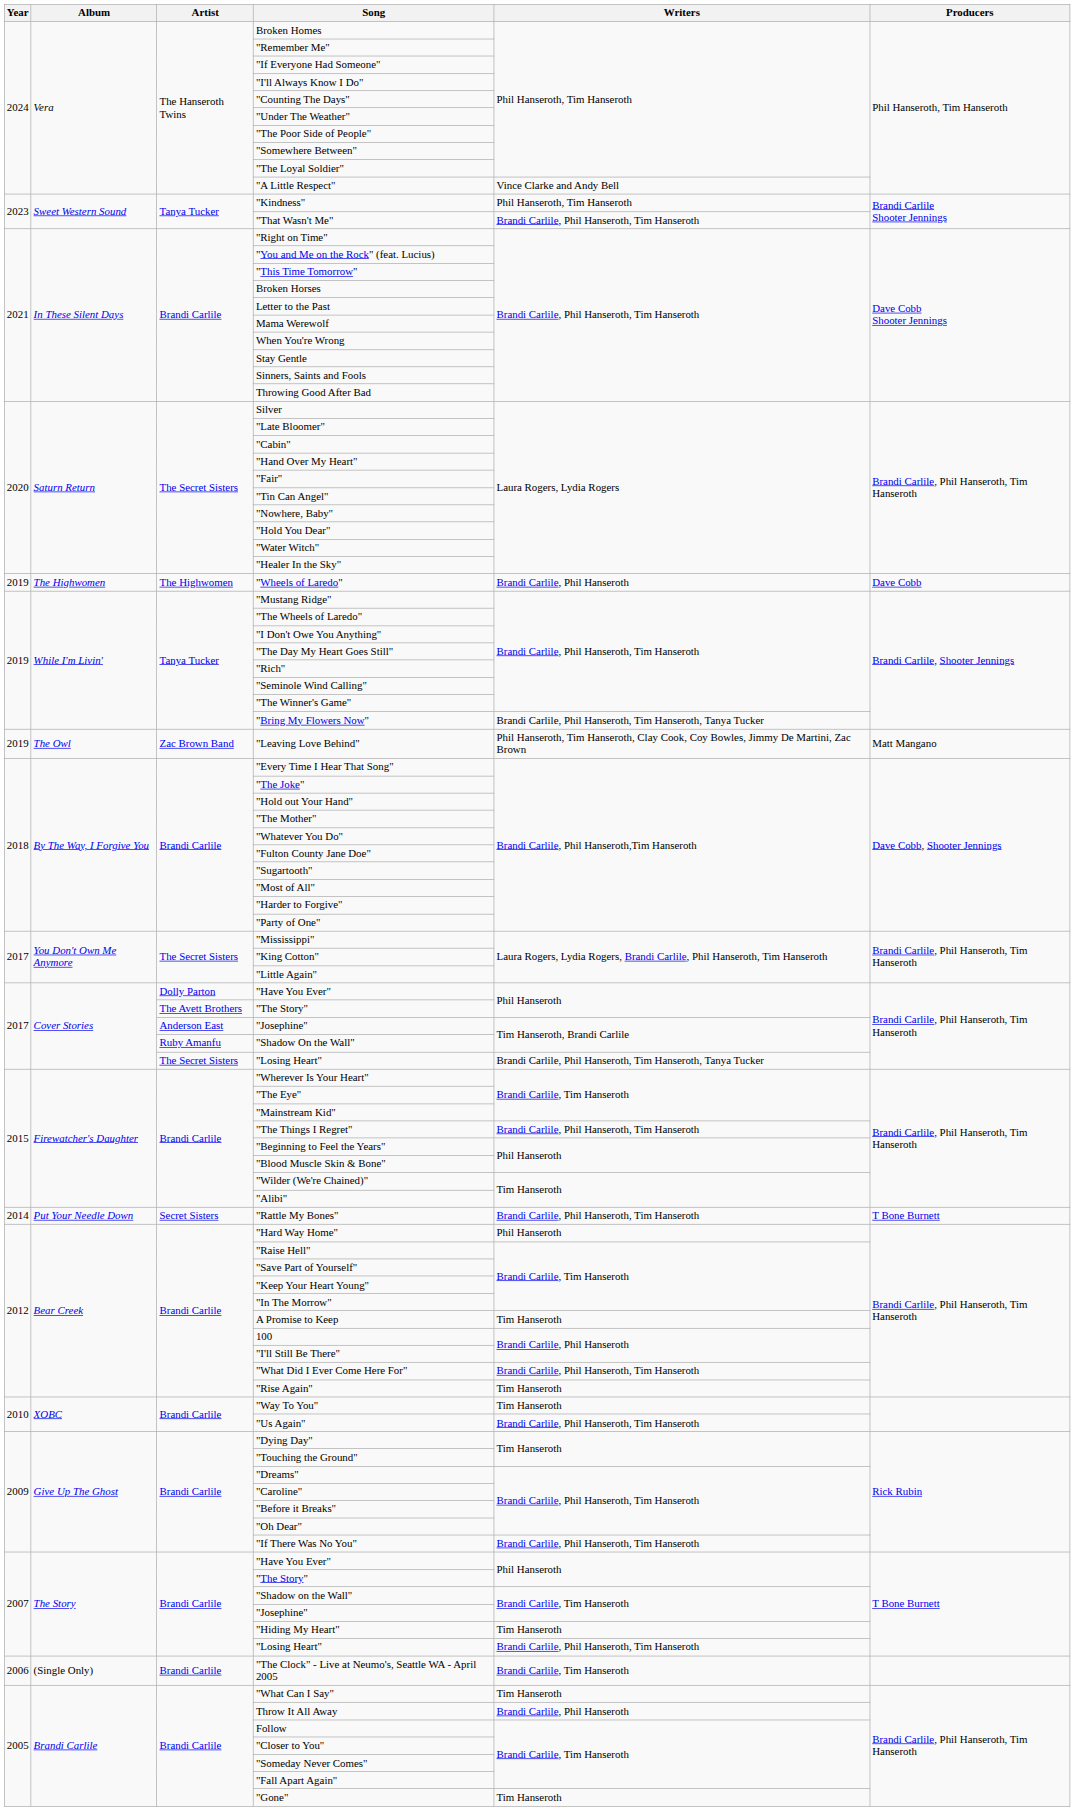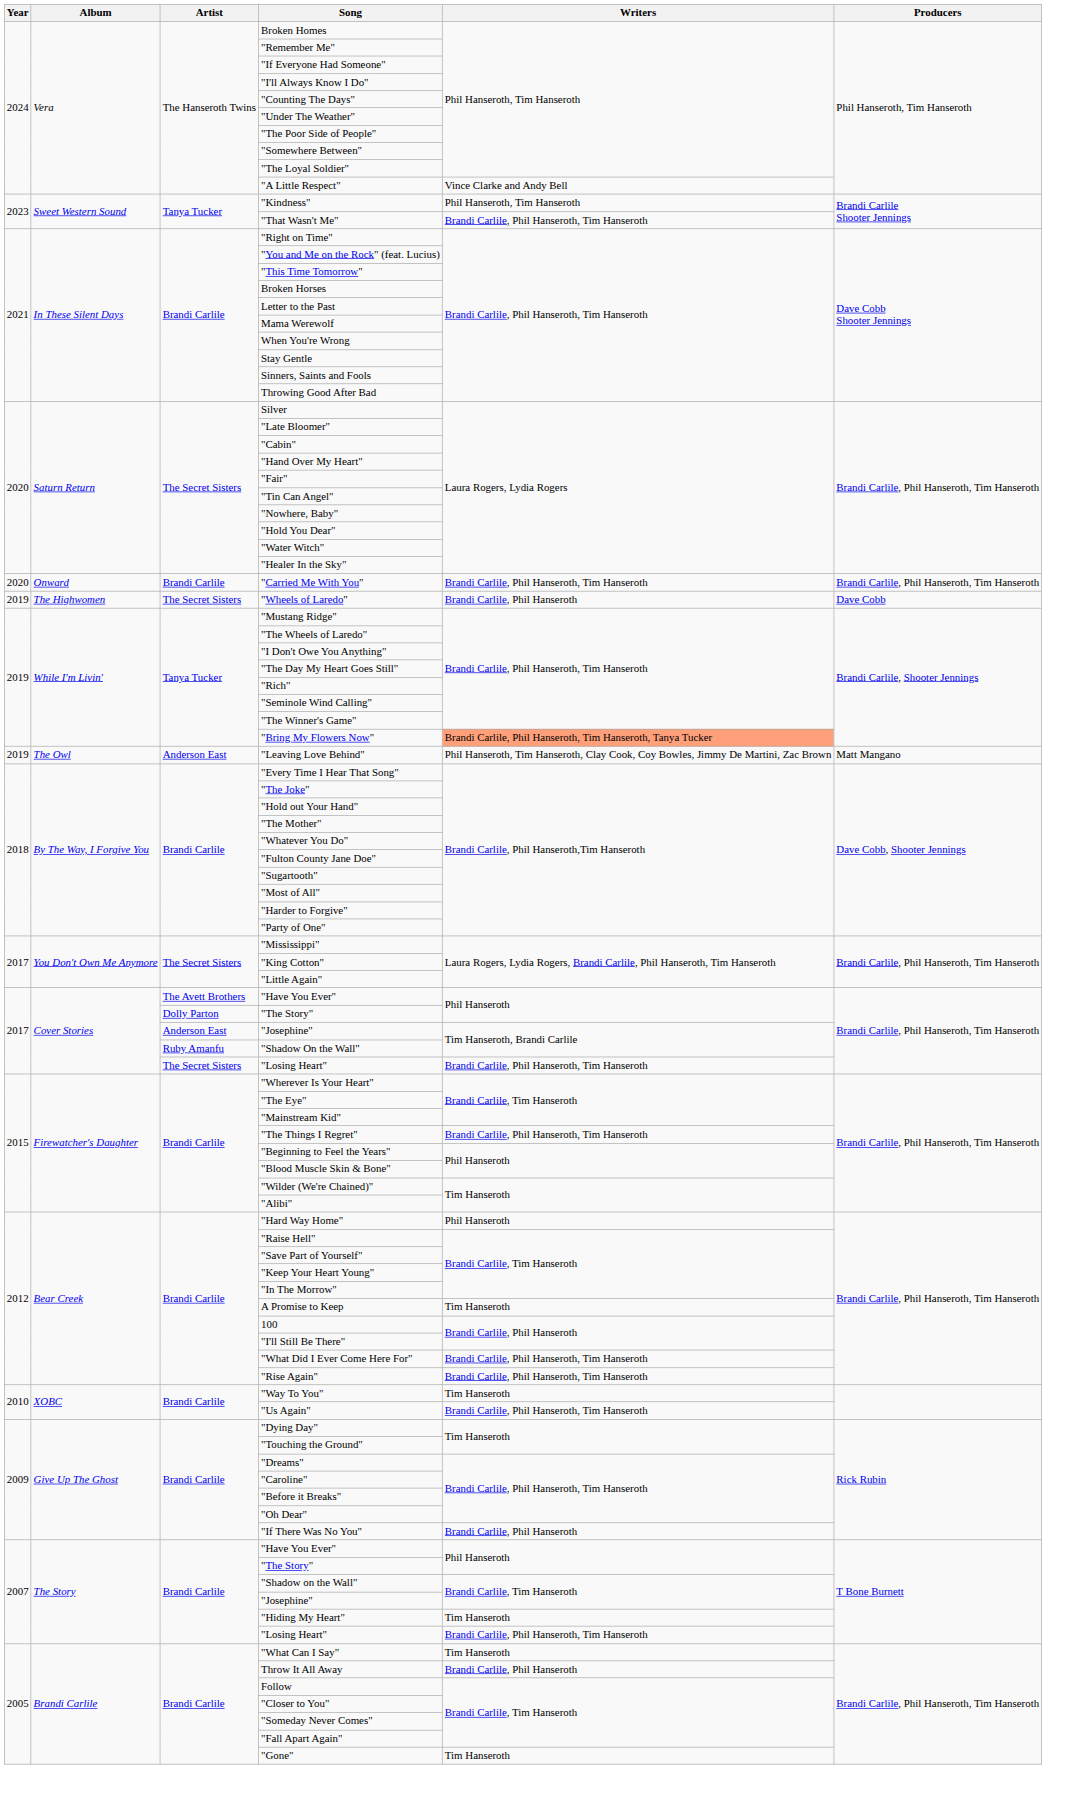+ row: (51, 582)
(196, 582) The Highwomen -> (202, 599) The Secret Sisters
(630, 720) no background -> (579, 737) lightsalmon background
(197, 743) Zac Brown Band -> (195, 755) Anderson East
(187, 991) Dolly Parton -> (204, 996) The Avett Brothers
(201, 1008) The Avett Brothers -> (191, 1013) Dolly Parton
(630, 1060) Brandi Carlile, Phil Hanseroth, Tim Hanseroth, Tanya Tucker -> (546, 1065) Brandi Carlile, Phil Hanseroth, Tim Hanseroth
- row: (83, 1215)
(529, 1388) Tim Hanseroth -> (546, 1376) Brandi Carlile, Phil Hanseroth, Tim Hanseroth
(598, 1543) Brandi Carlile, Phil Hanseroth, Tim Hanseroth -> (511, 1531) Brandi Carlile, Phil Hanseroth
- row: (63, 1670)
